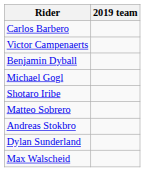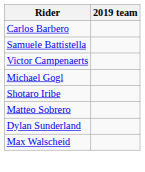+ row: (46, 45)
- row: (42, 61)
- row: (41, 126)
